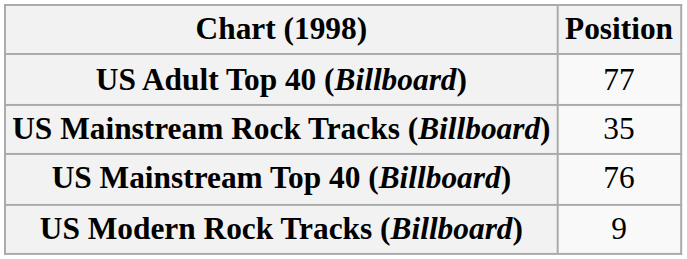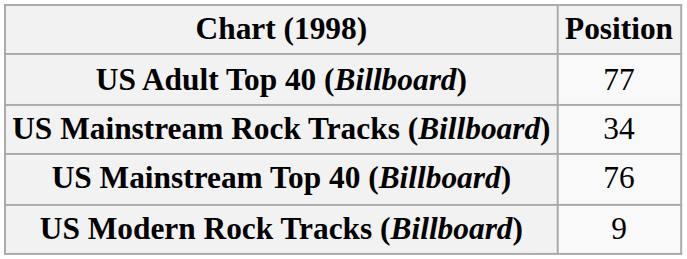(619, 128) 35 -> (619, 128) 34
